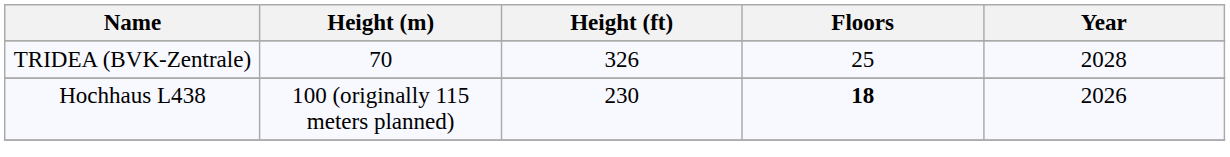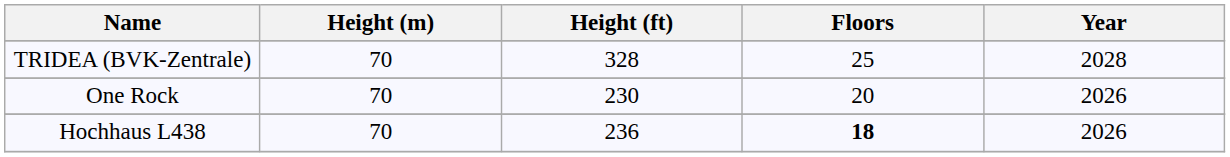(622, 59) 326 -> (622, 59) 328
+ row: (132, 95)
(381, 108) 100 (originally 115 meters planned) -> (381, 132) 70
(622, 95) 230 -> (622, 132) 236
